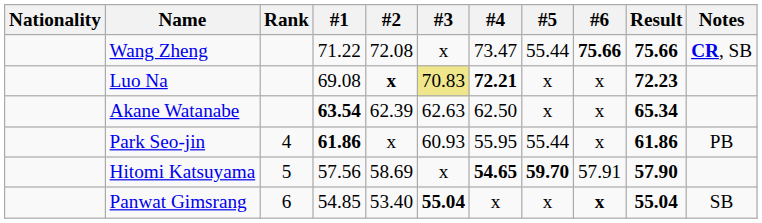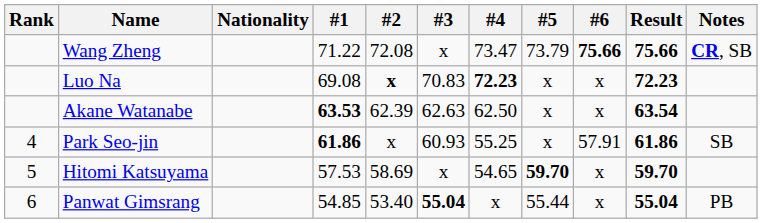columns swapped: (286, 19) <-> (55, 19)
(548, 50) 55.44 -> (548, 50) 73.79
(443, 80) khaki background -> (443, 80) no background
(495, 80) 72.21 -> (495, 80) 72.23
(339, 111) 63.54 -> (339, 111) 63.53
(656, 111) 65.34 -> (656, 111) 63.54
(495, 141) 55.95 -> (495, 141) 55.25
(548, 141) 55.44 -> (548, 141) x
(600, 141) x -> (600, 141) 57.91
(722, 141) PB -> (722, 141) SB
(339, 171) 57.56 -> (339, 171) 57.53
(495, 171) bold -> (495, 171) normal
(600, 171) 57.91 -> (600, 171) x
(656, 171) 57.90 -> (656, 171) 59.70
(548, 202) x -> (548, 202) 55.44
(600, 202) bold -> (600, 202) normal
(722, 202) SB -> (722, 202) PB
